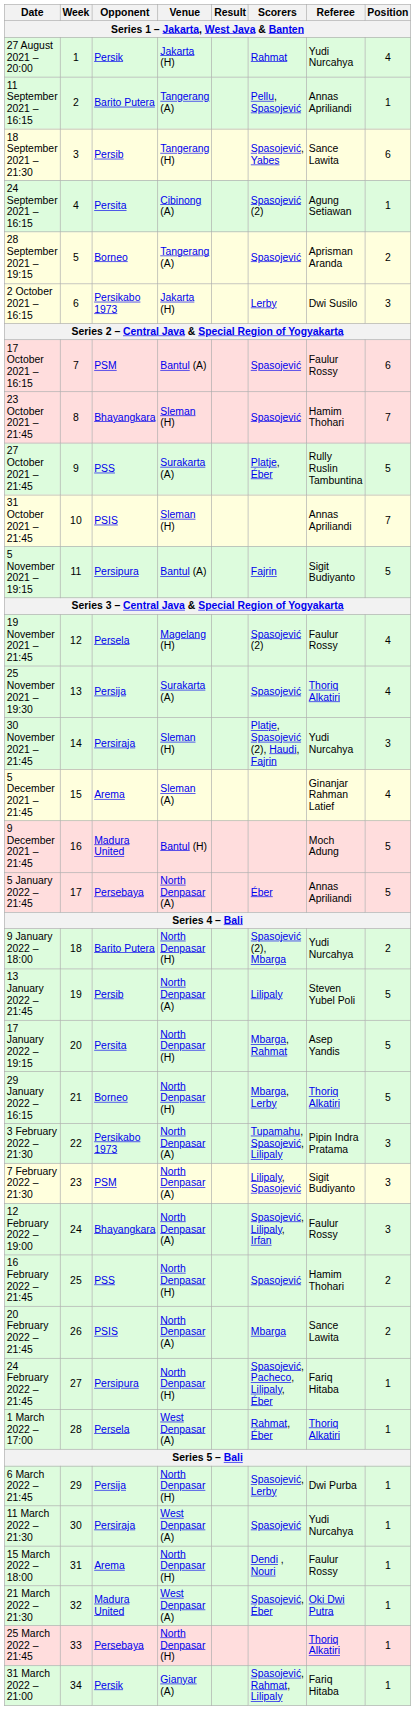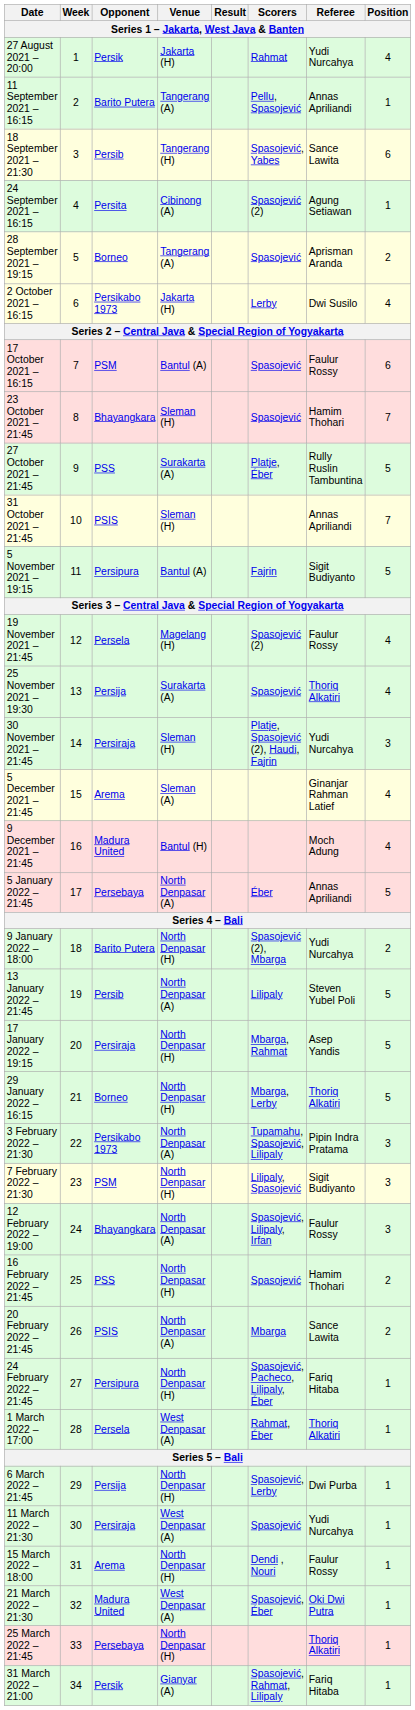(388, 303) 3 -> (388, 303) 4
(388, 846) 5 -> (388, 846) 4
(110, 1046) Persita -> (115, 1046) Persiraja
(183, 1183) North Denpasar (A) -> (183, 1183) North Denpasar (H)
